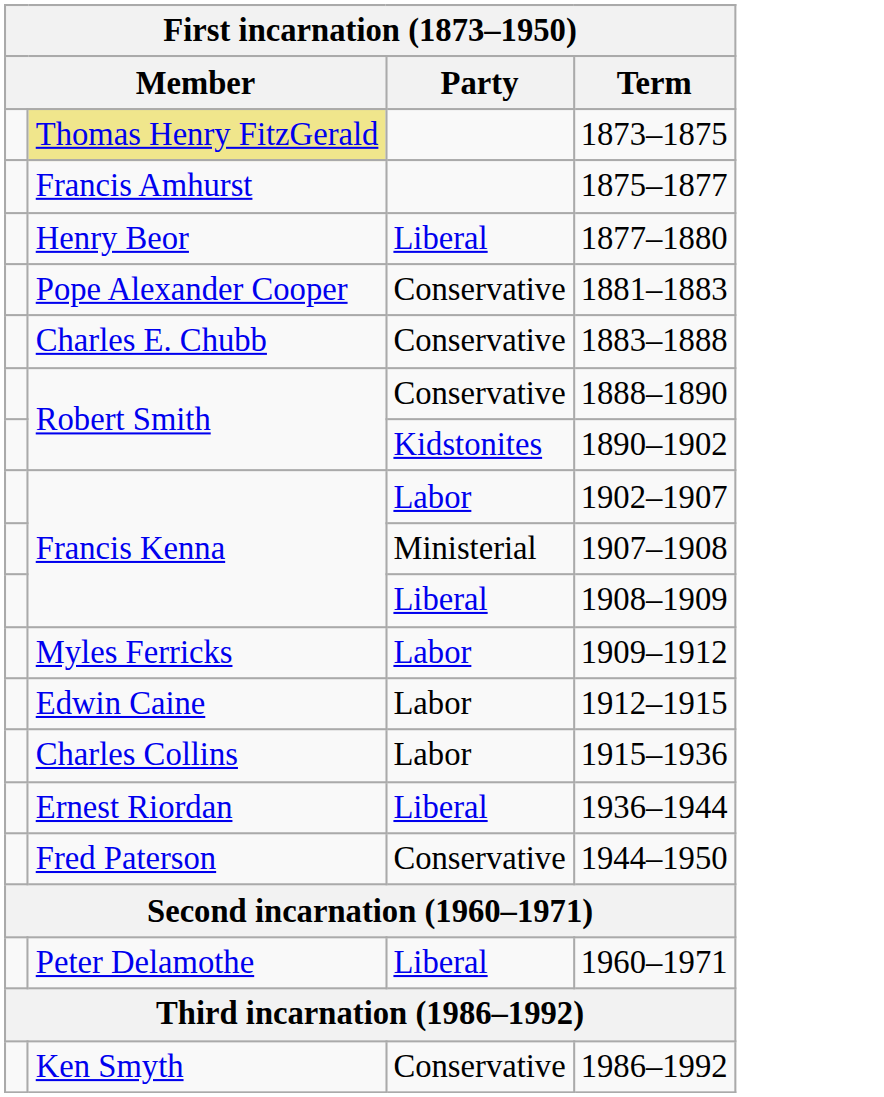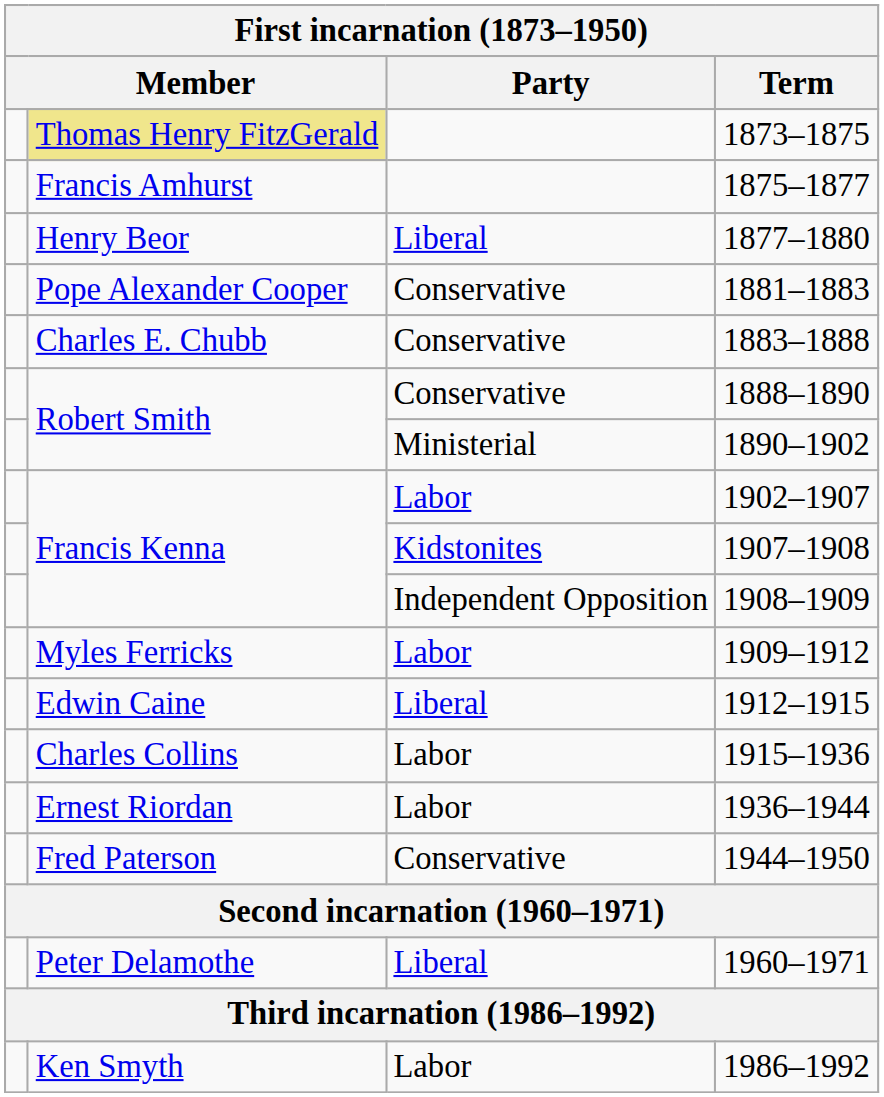(468, 444) Kidstonites -> (465, 444) Ministerial
(465, 548) Ministerial -> (468, 548) Kidstonites
(441, 599) Liberal -> (551, 599) Independent Opposition
(432, 703) Labor -> (441, 703) Liberal
(441, 806) Liberal -> (432, 806) Labor
(480, 1065) Conservative -> (432, 1065) Labor
